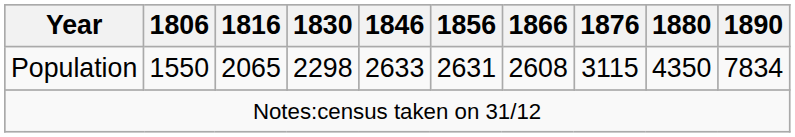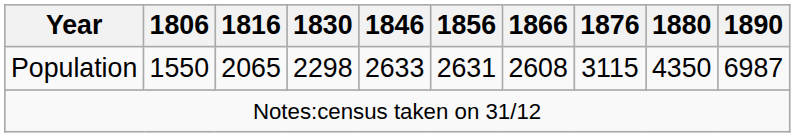(753, 68) 7834 -> (753, 68) 6987
